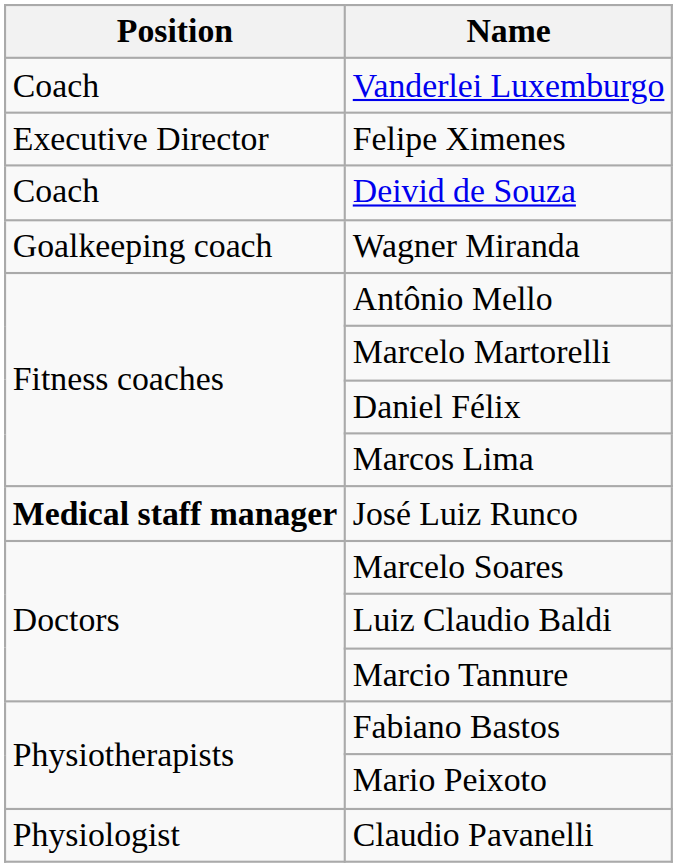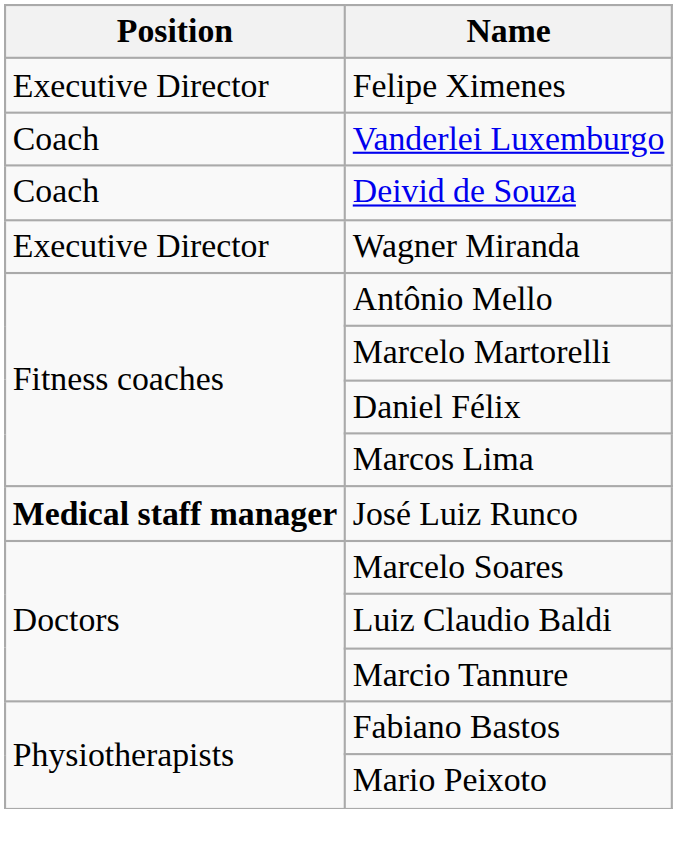rows swapped: (509, 84) <-> (459, 138)
(143, 245) Goalkeeping coach -> (141, 245) Executive Director
- row: (473, 834)
